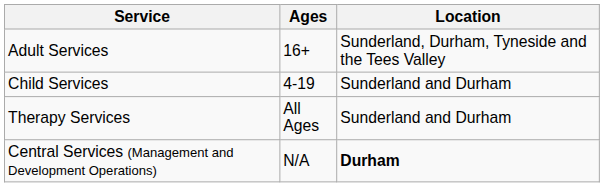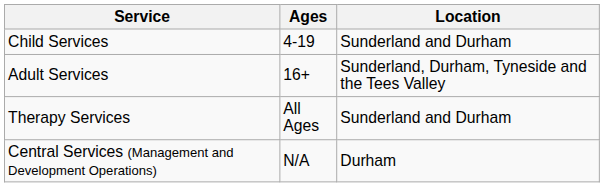rows swapped: (58, 84) <-> (58, 50)
(370, 160) bold -> (368, 160) normal
